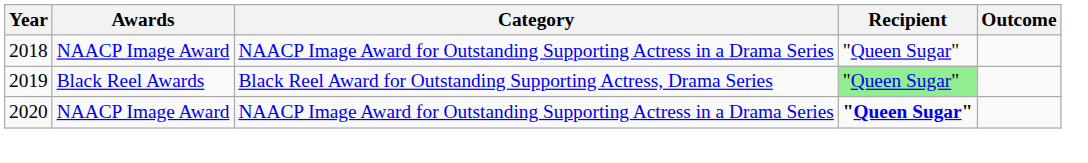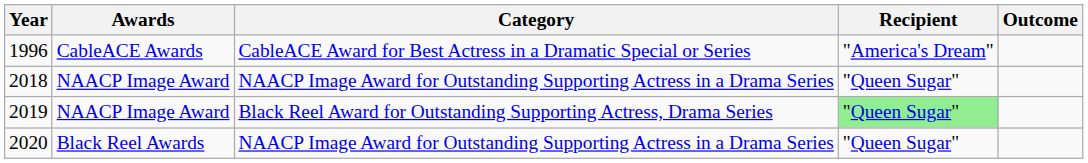+ row: (28, 50)
(131, 81) Black Reel Awards -> (143, 111) NAACP Image Award
(143, 111) NAACP Image Award -> (131, 142) Black Reel Awards
(908, 111) bold -> (901, 142) normal
